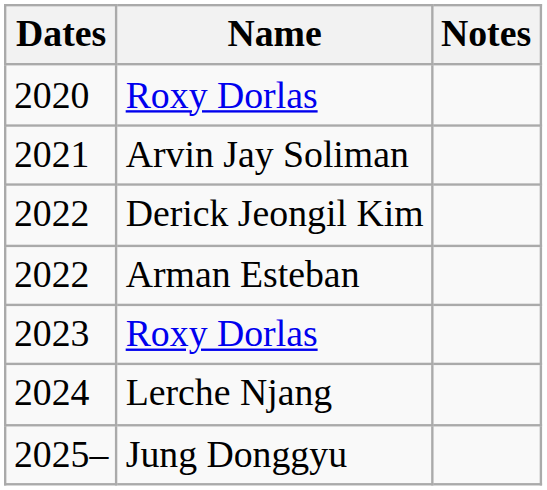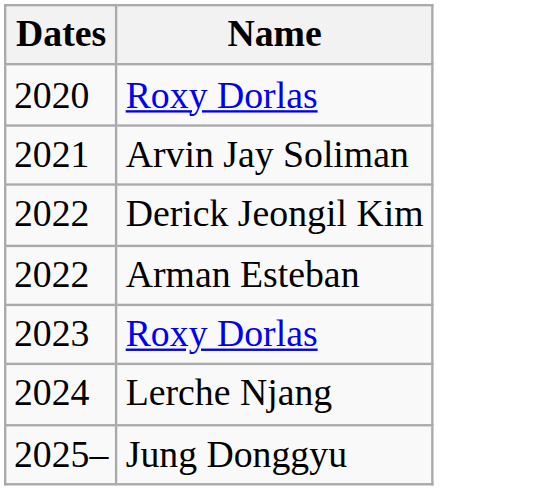- column: (486, 34)
